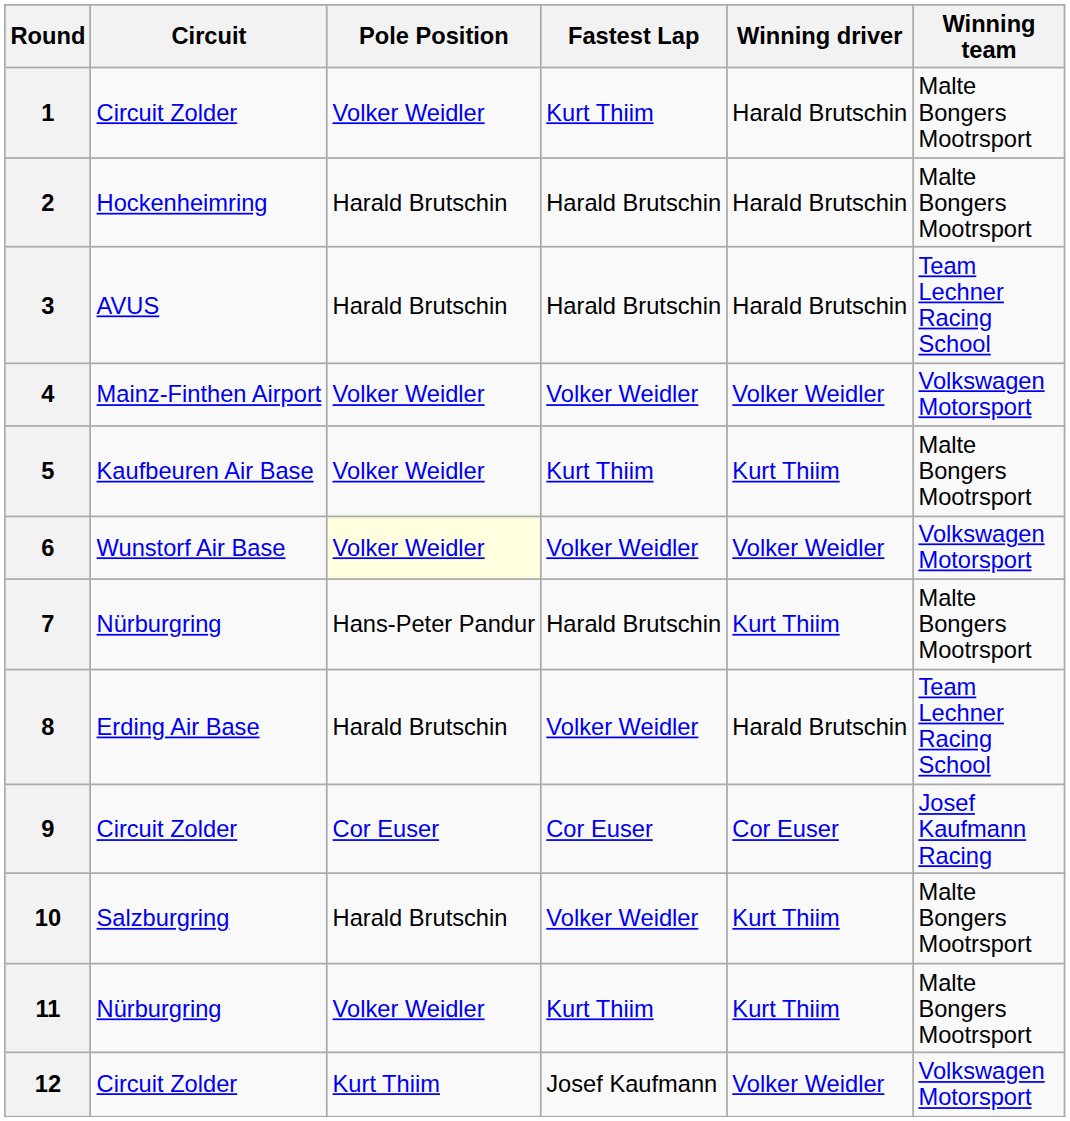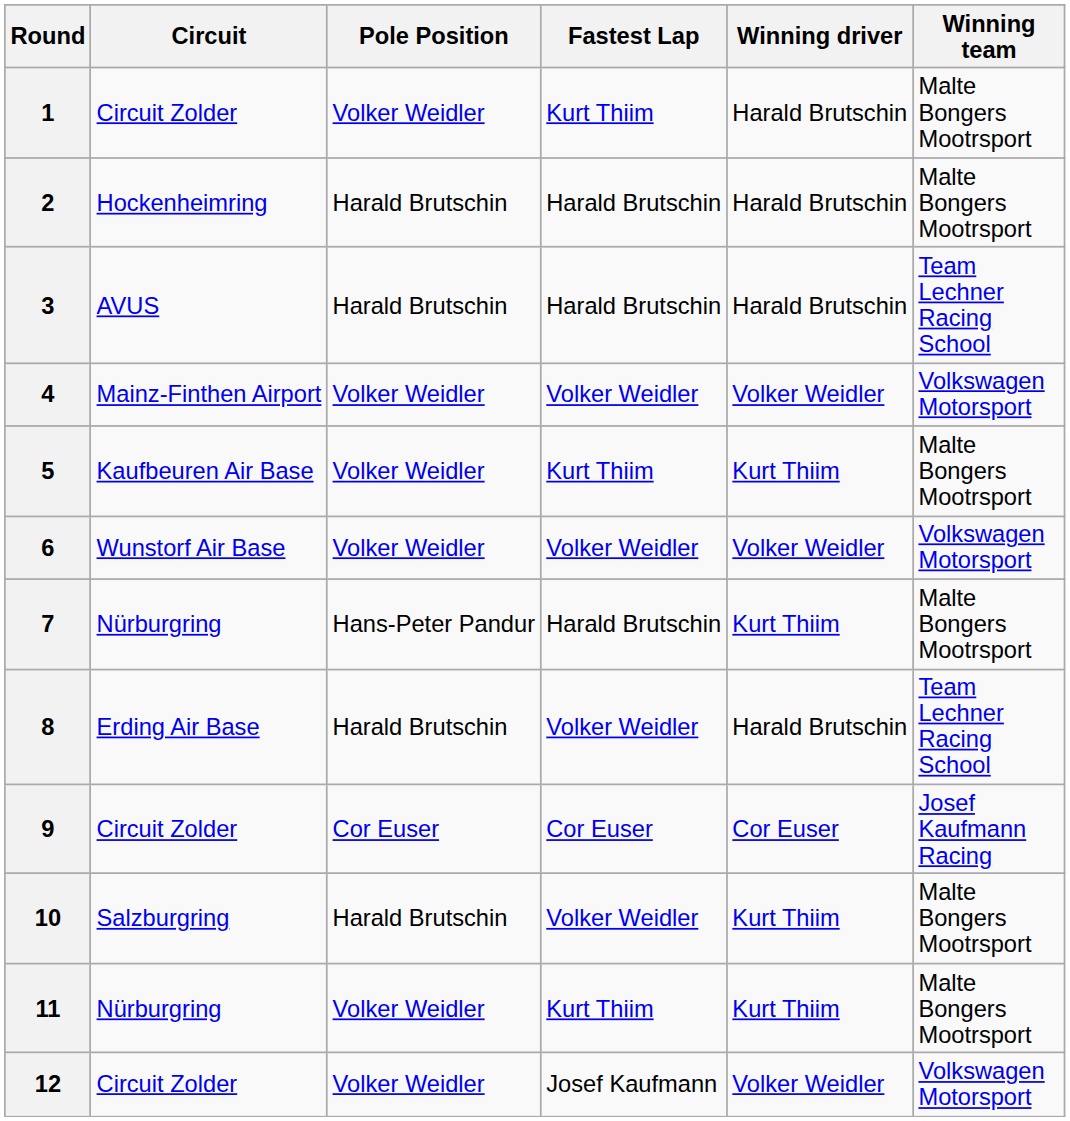(409, 547) lightyellow background -> (409, 547) no background
(386, 1084) Kurt Thiim -> (409, 1084) Volker Weidler
